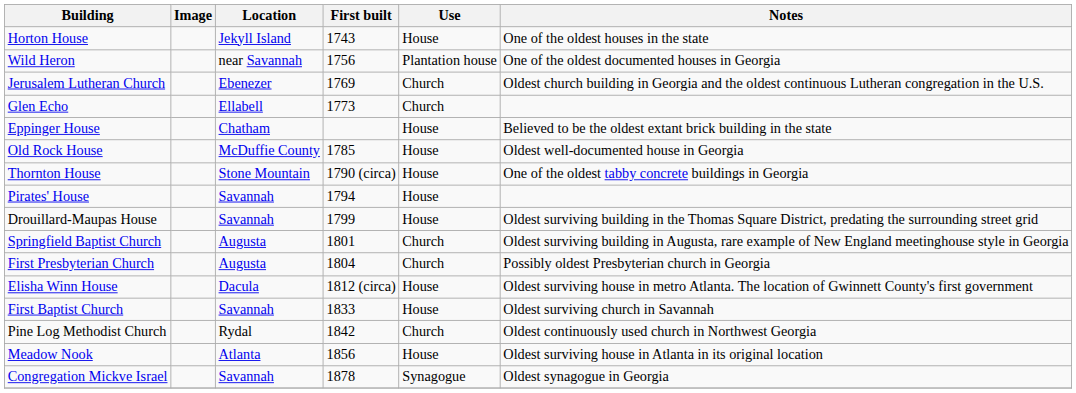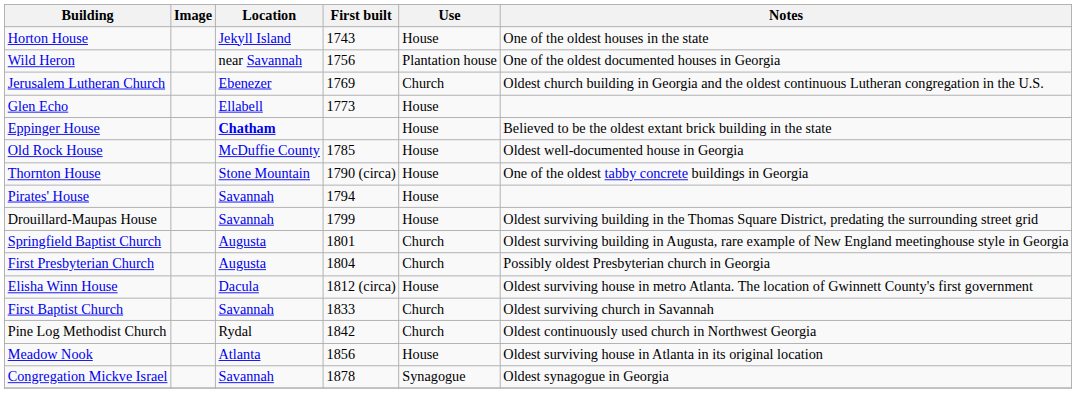(423, 106) Church -> (420, 106) House
(244, 128) normal -> (247, 128) bold
(420, 309) House -> (423, 309) Church
